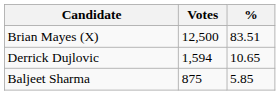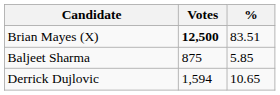(200, 36) normal -> (200, 36) bold
rows swapped: (53, 57) <-> (49, 79)
